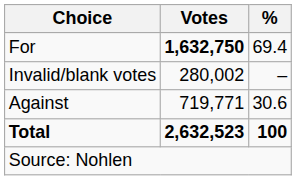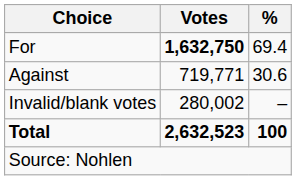rows swapped: (39, 103) <-> (82, 75)
